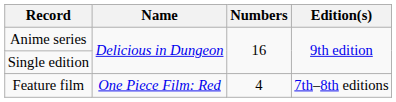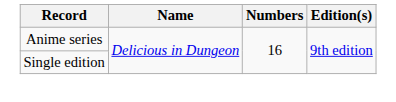- row: (48, 85)
